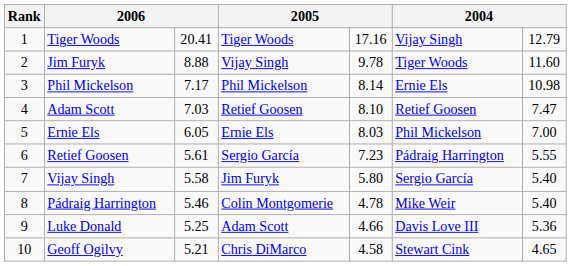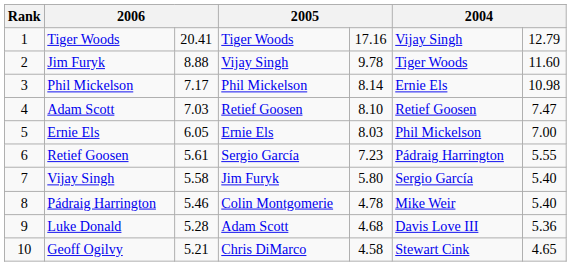(196, 226) 5.25 -> (196, 226) 5.28
(371, 226) 4.66 -> (371, 226) 4.68
